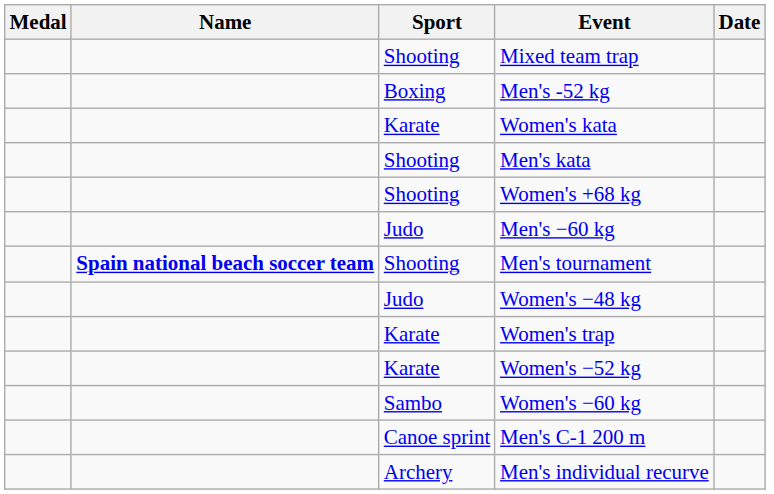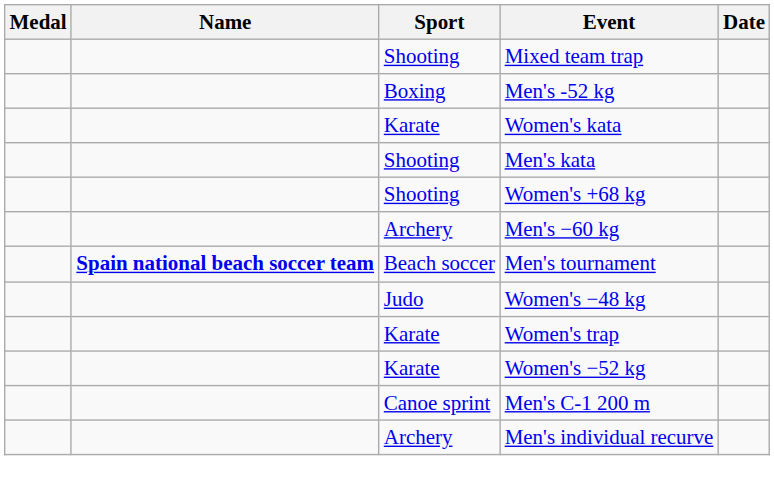(404, 229) Judo -> (418, 229) Archery
(422, 264) Shooting -> (439, 264) Beach soccer
- row: (571, 402)
